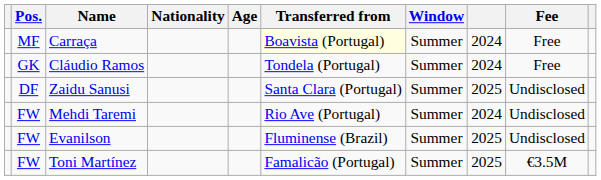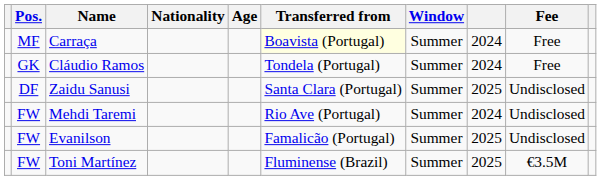(326, 138) Fluminense (Brazil) -> (329, 138) Famalicão (Portugal)
(329, 162) Famalicão (Portugal) -> (326, 162) Fluminense (Brazil)
